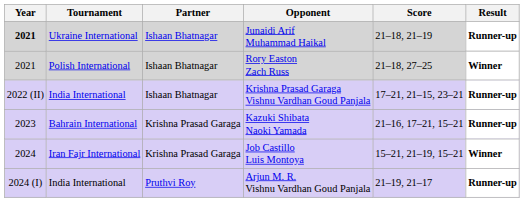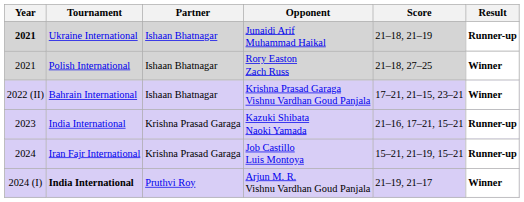(87, 95) India International -> (93, 95) Bahrain International
(493, 95) Runner-up -> (485, 95) Winner
(93, 124) Bahrain International -> (87, 124) India International
(485, 154) Winner -> (493, 154) Runner-up
(87, 183) normal -> (91, 183) bold
(493, 183) Runner-up -> (485, 183) Winner
